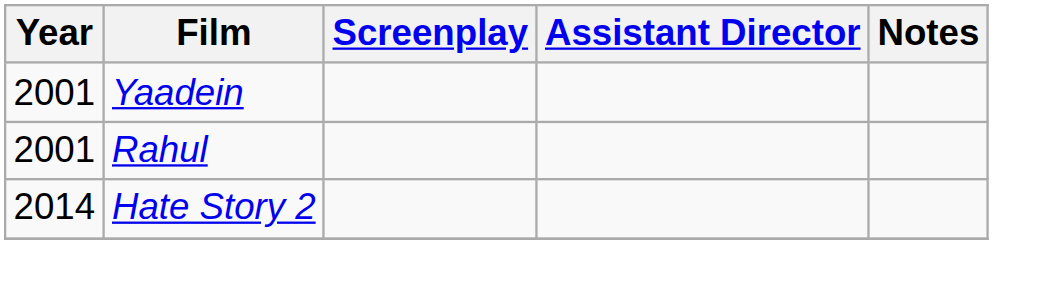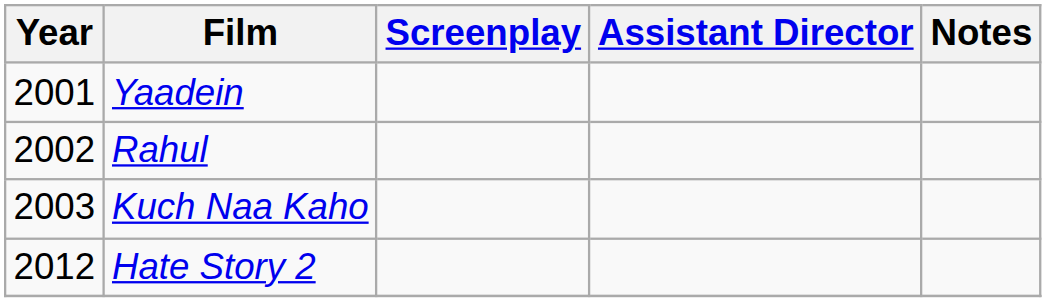(54, 149) 2001 -> (54, 149) 2002
+ row: (240, 207)
(54, 207) 2014 -> (54, 265) 2012
